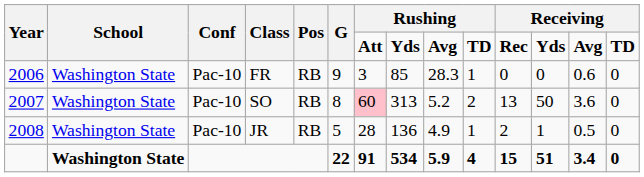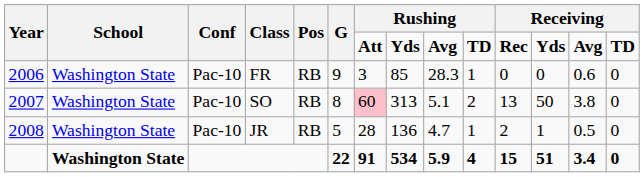(439, 102) 5.2 -> (439, 102) 5.1
(584, 102) 3.6 -> (584, 102) 3.8
(439, 130) 4.9 -> (439, 130) 4.7
